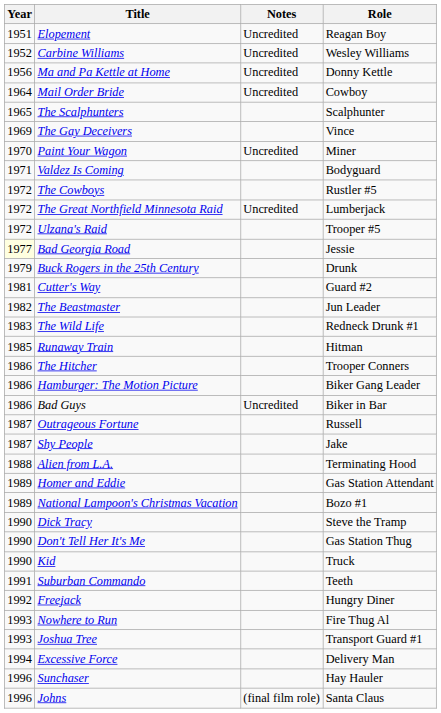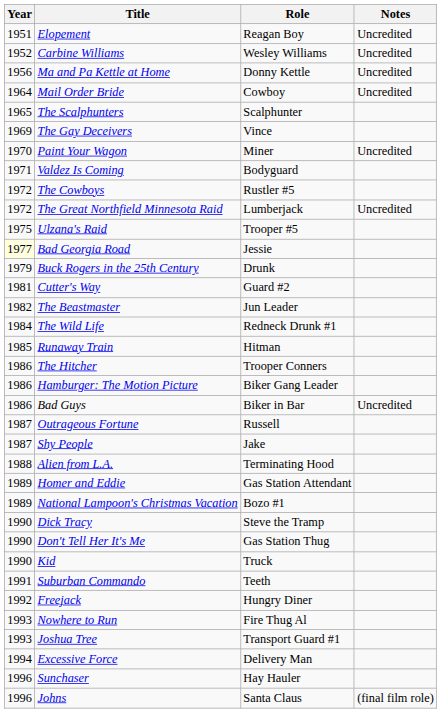columns swapped: (380, 14) <-> (282, 14)
(20, 229) 1972 -> (20, 229) 1975
(20, 326) 1983 -> (20, 326) 1984
